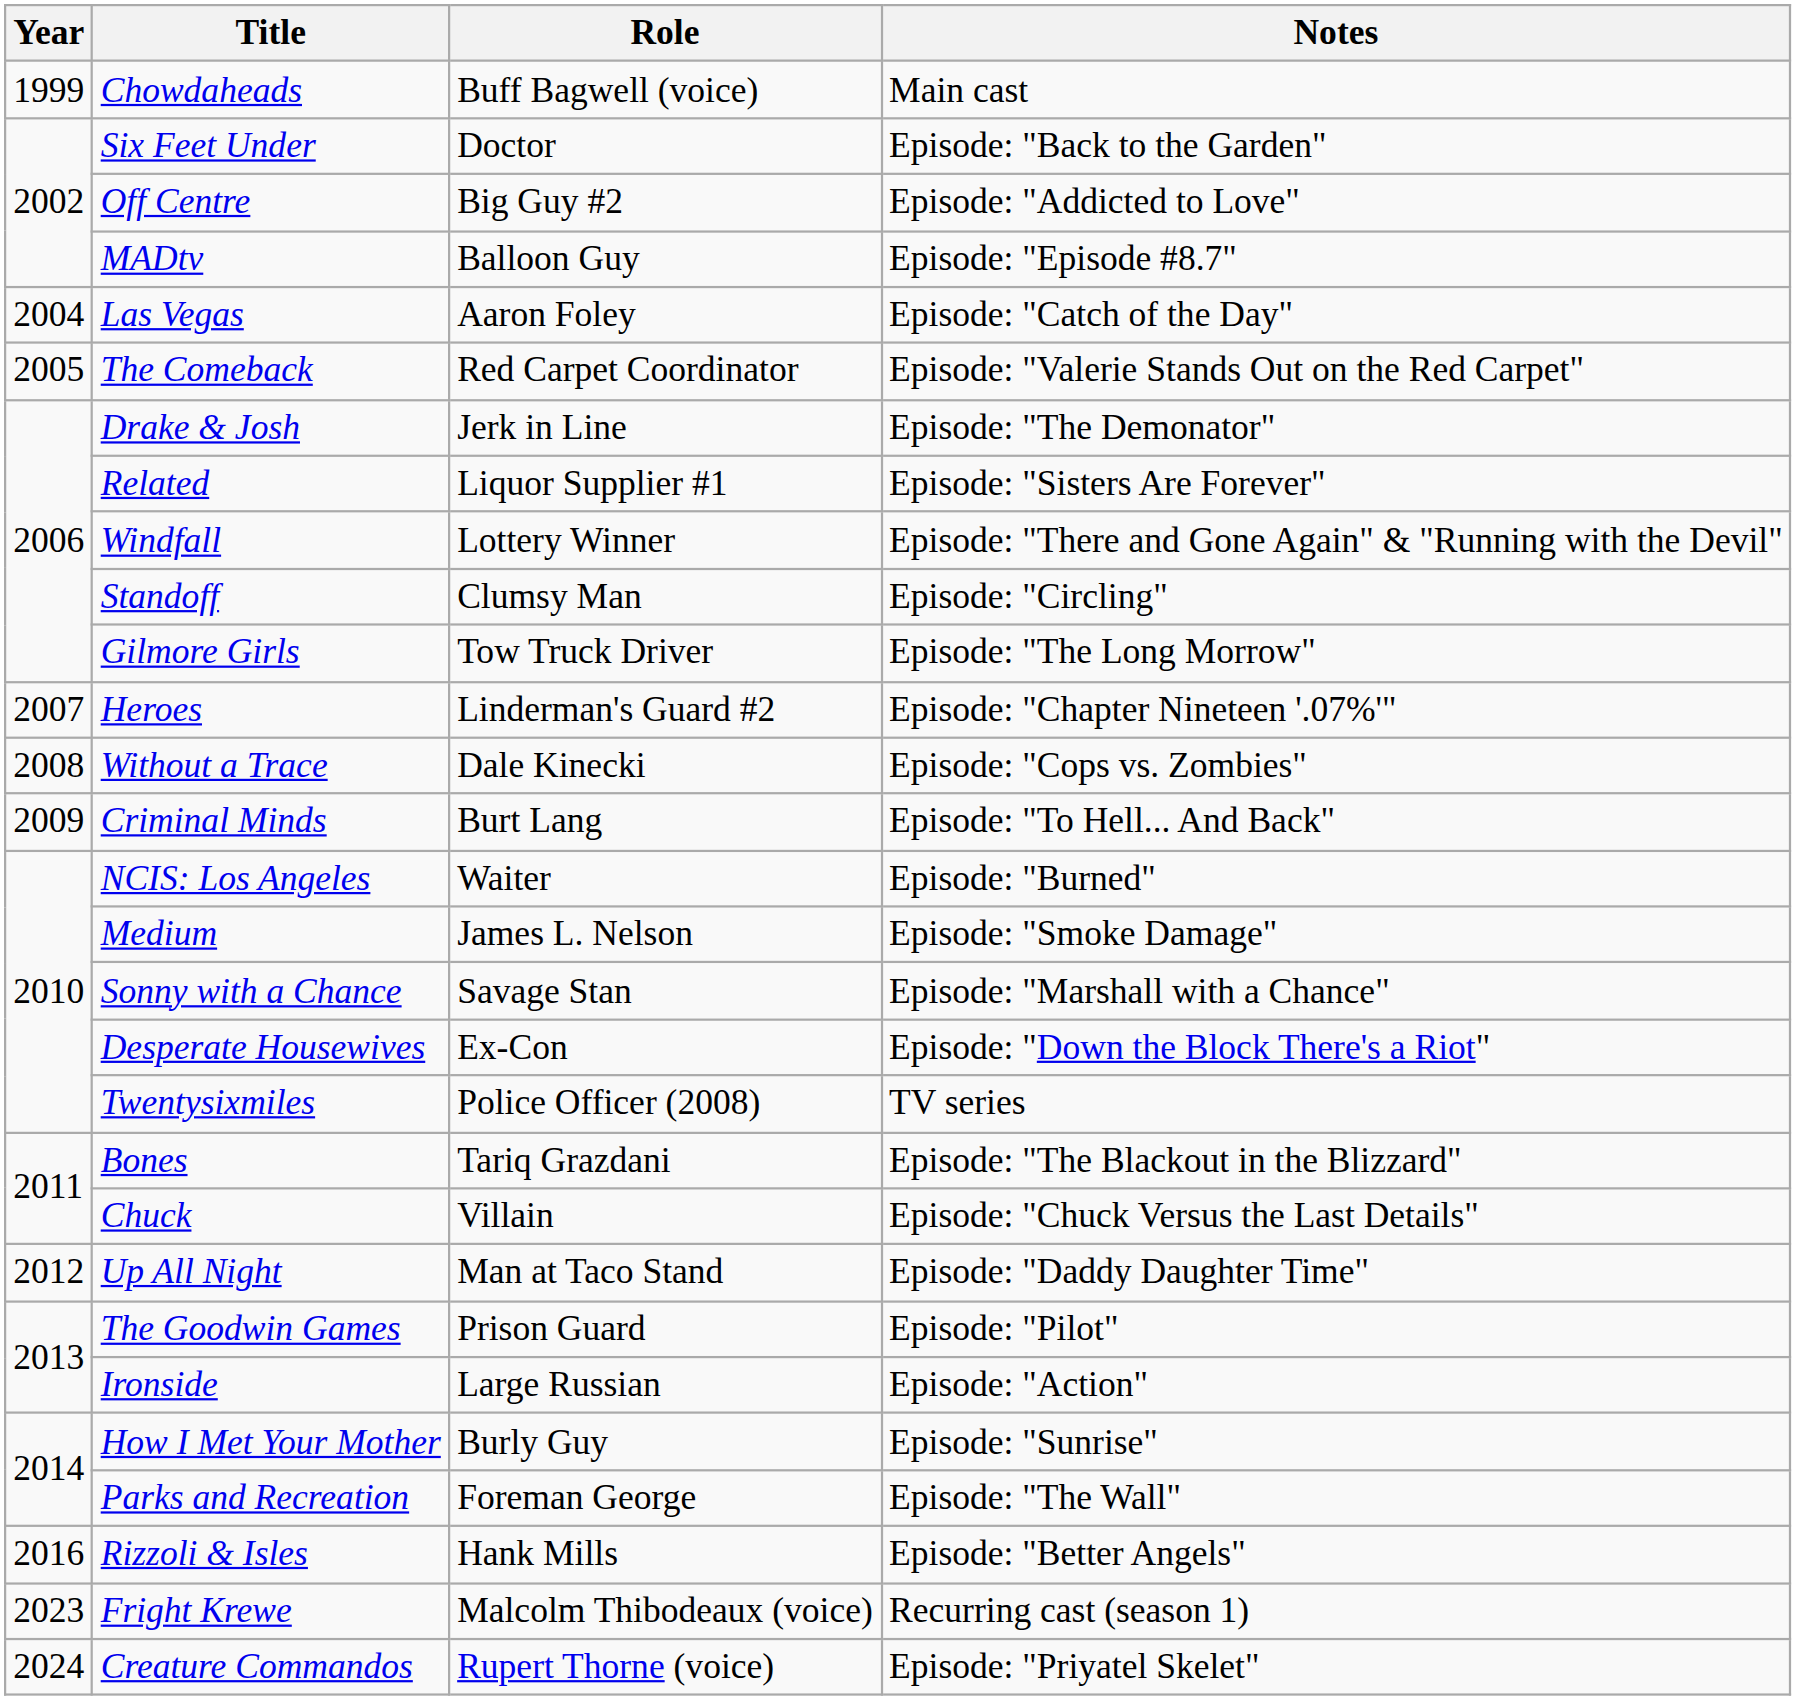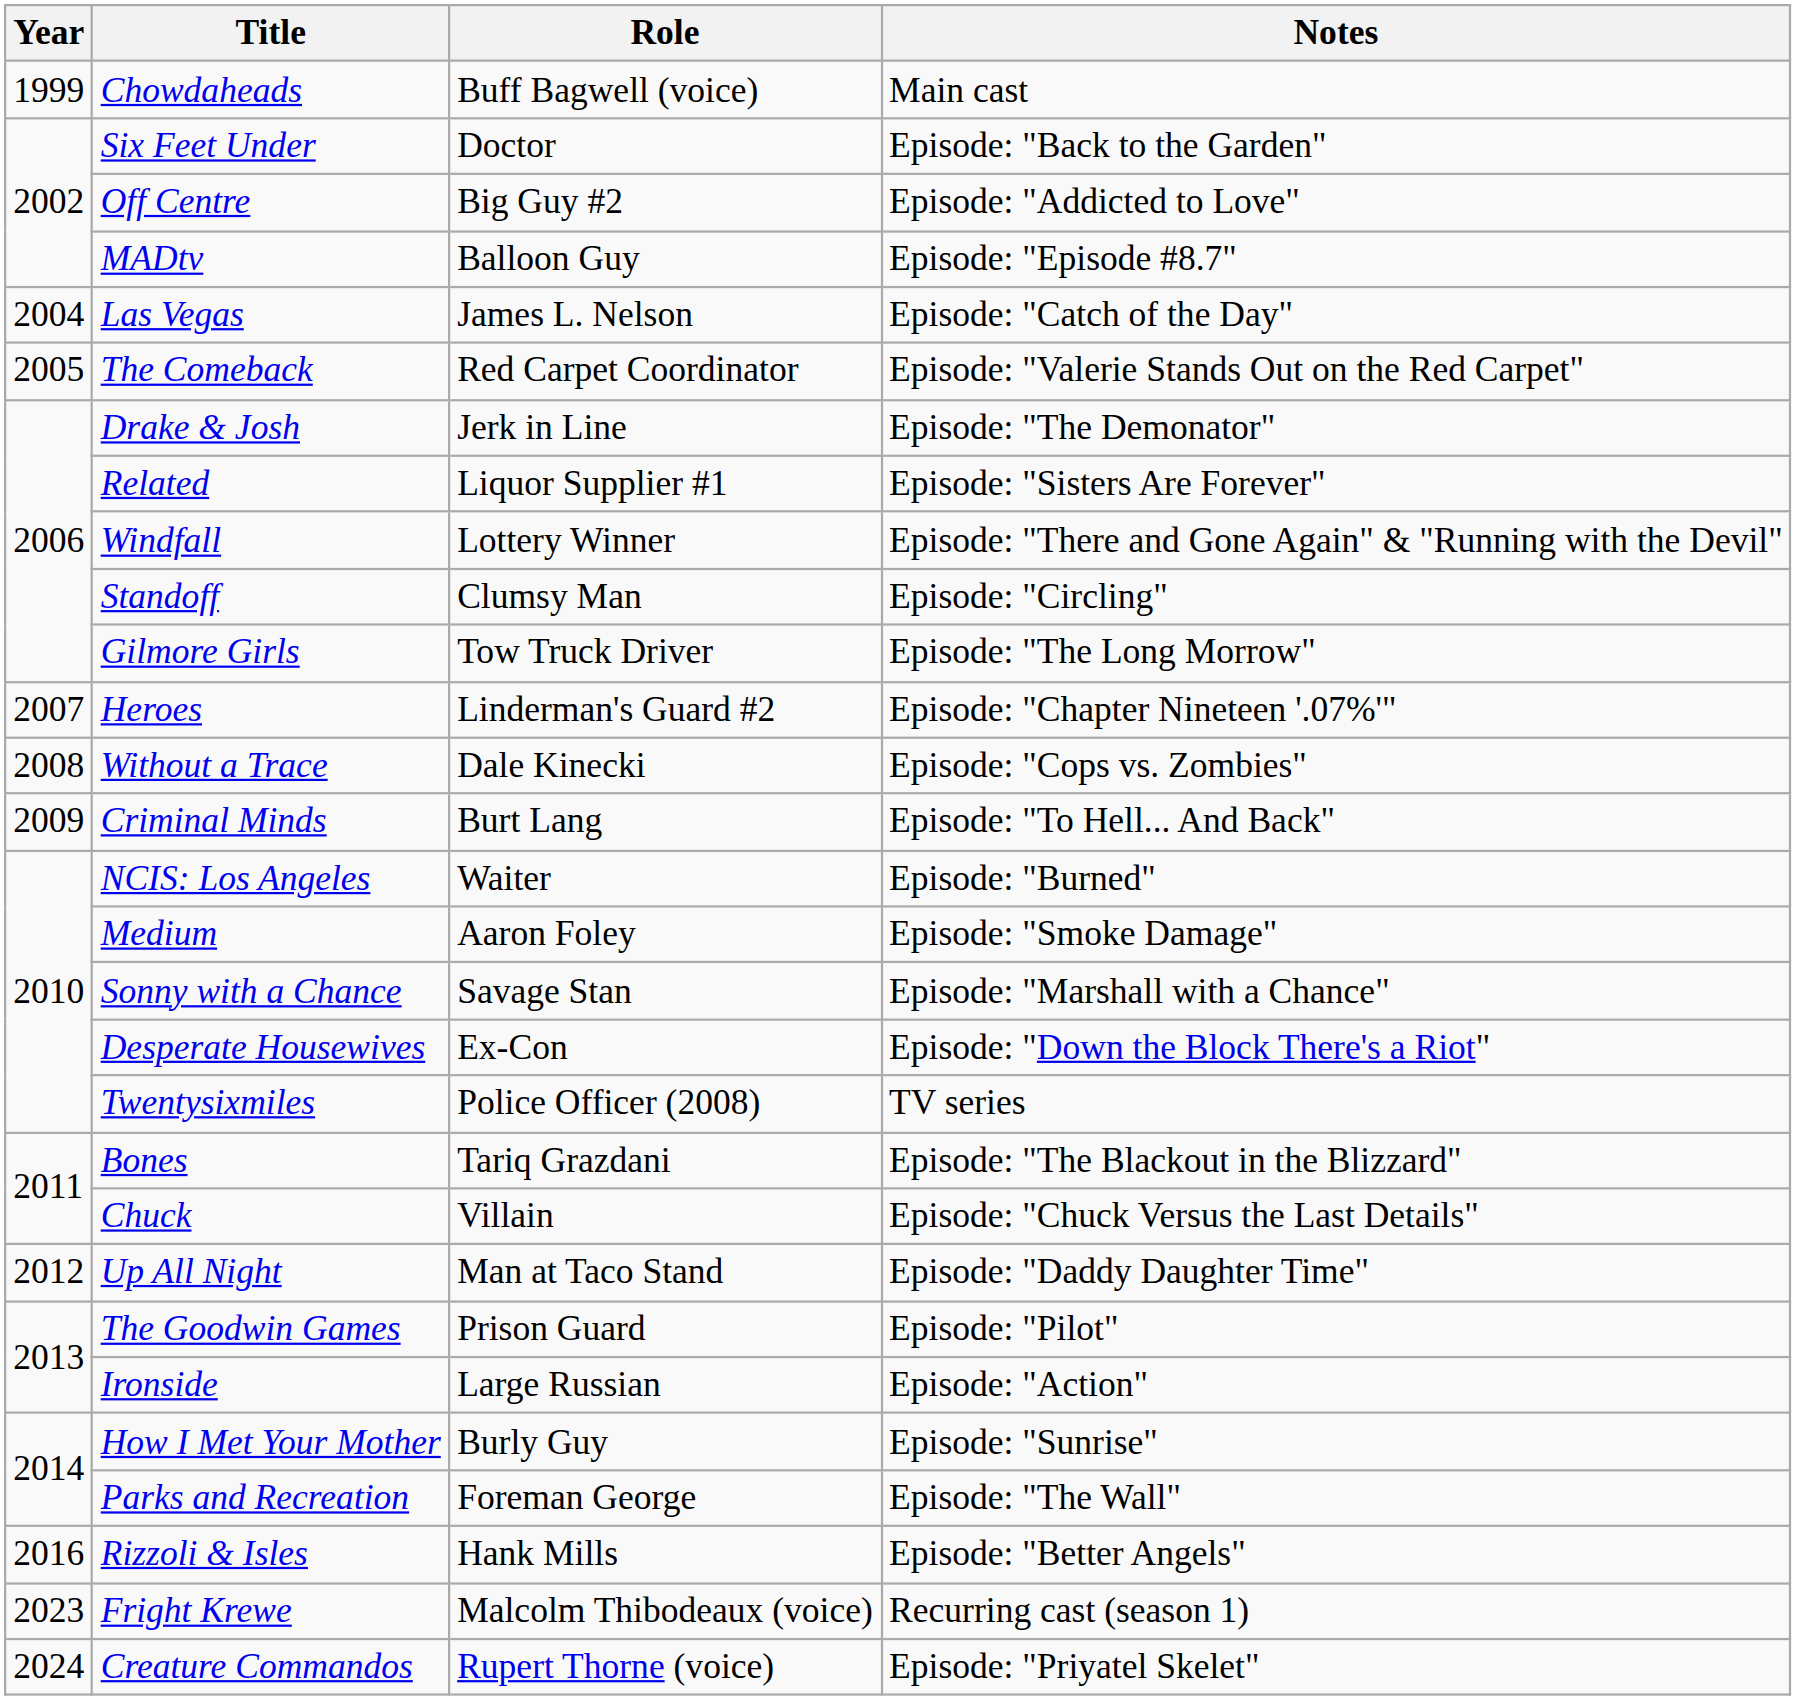(546, 314) Aaron Foley -> (575, 314) James L. Nelson
(575, 933) James L. Nelson -> (546, 933) Aaron Foley
